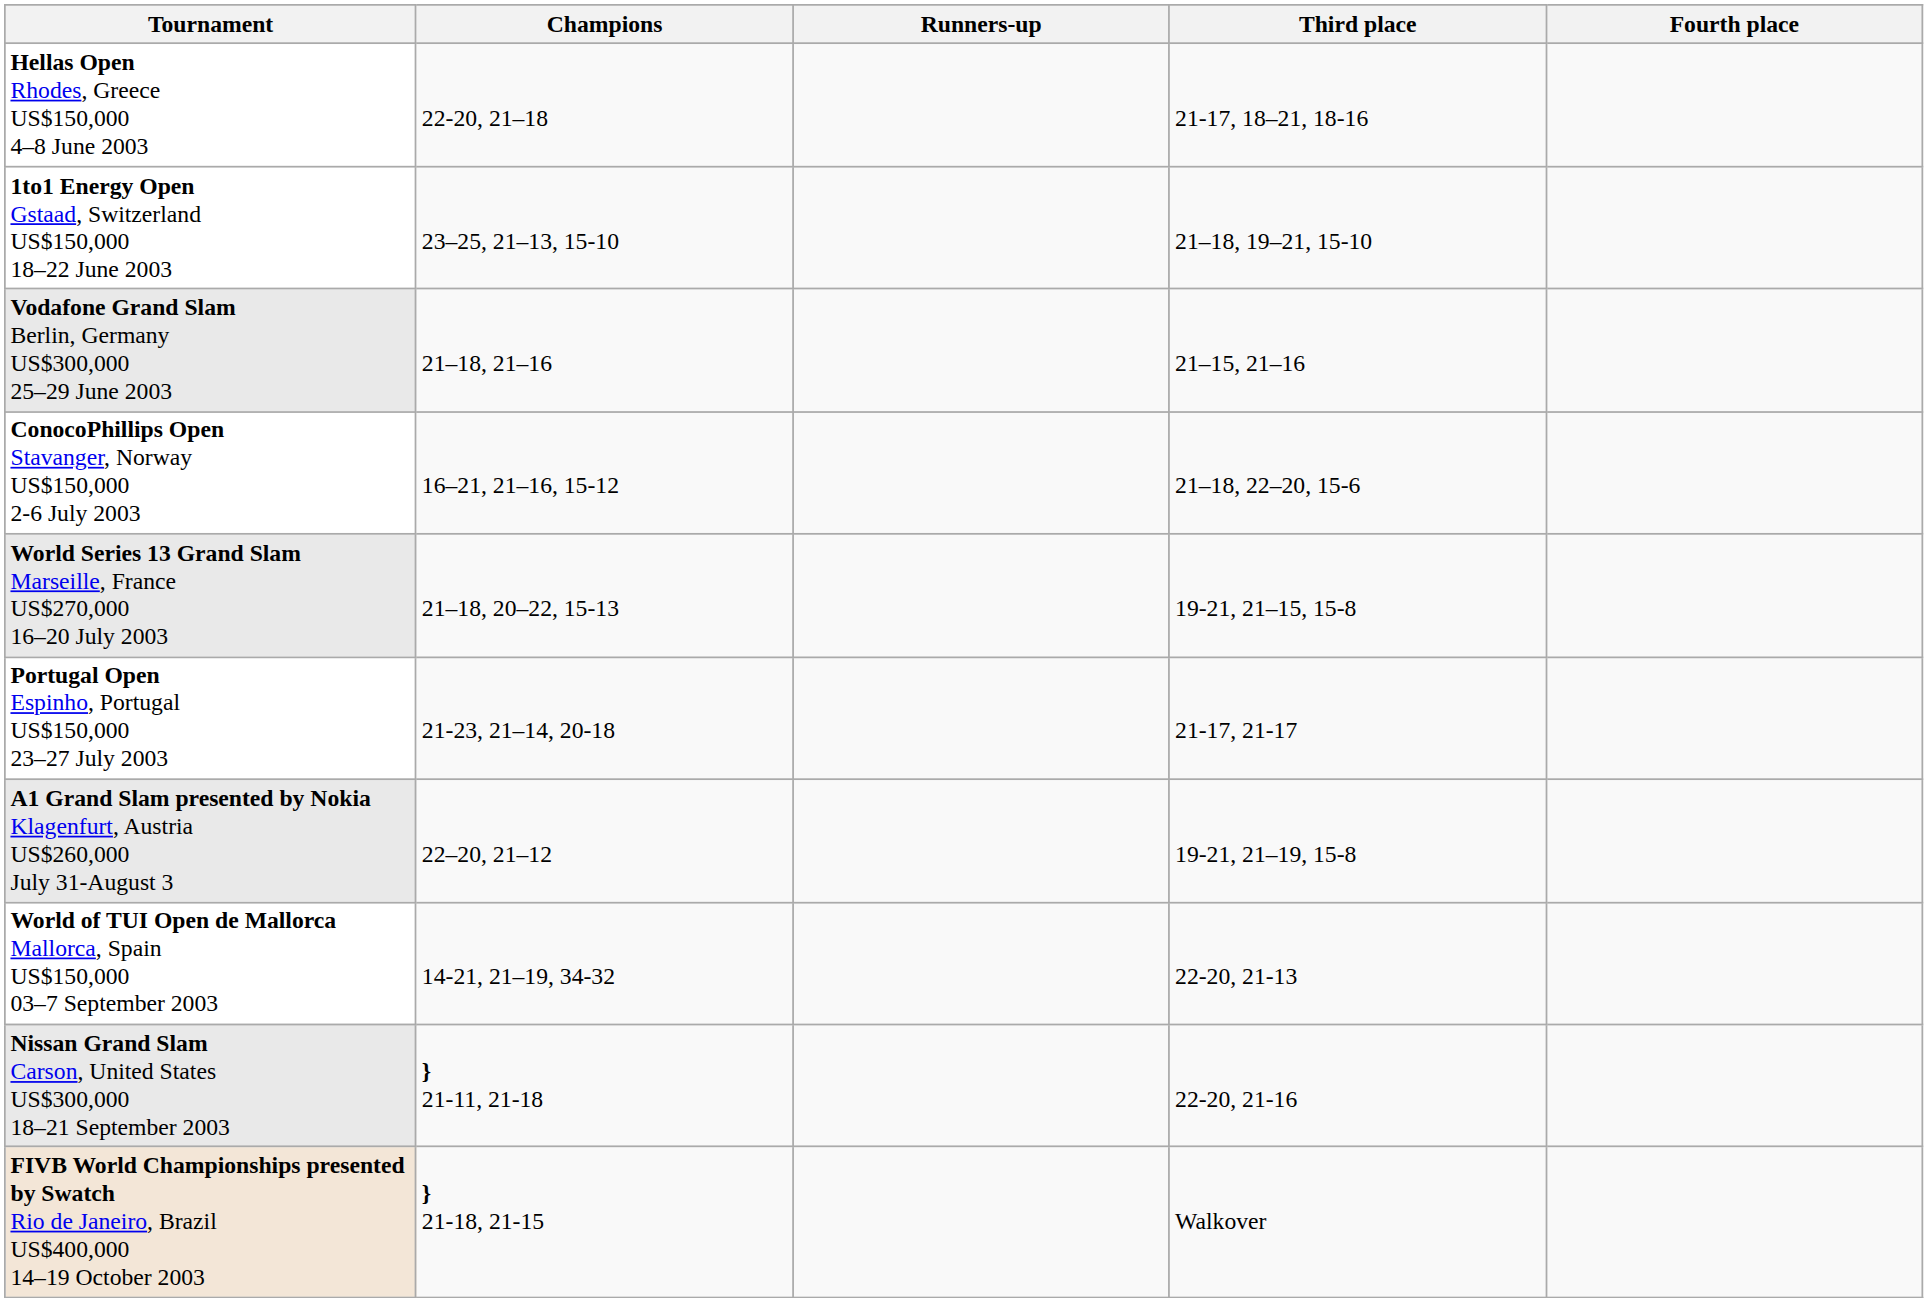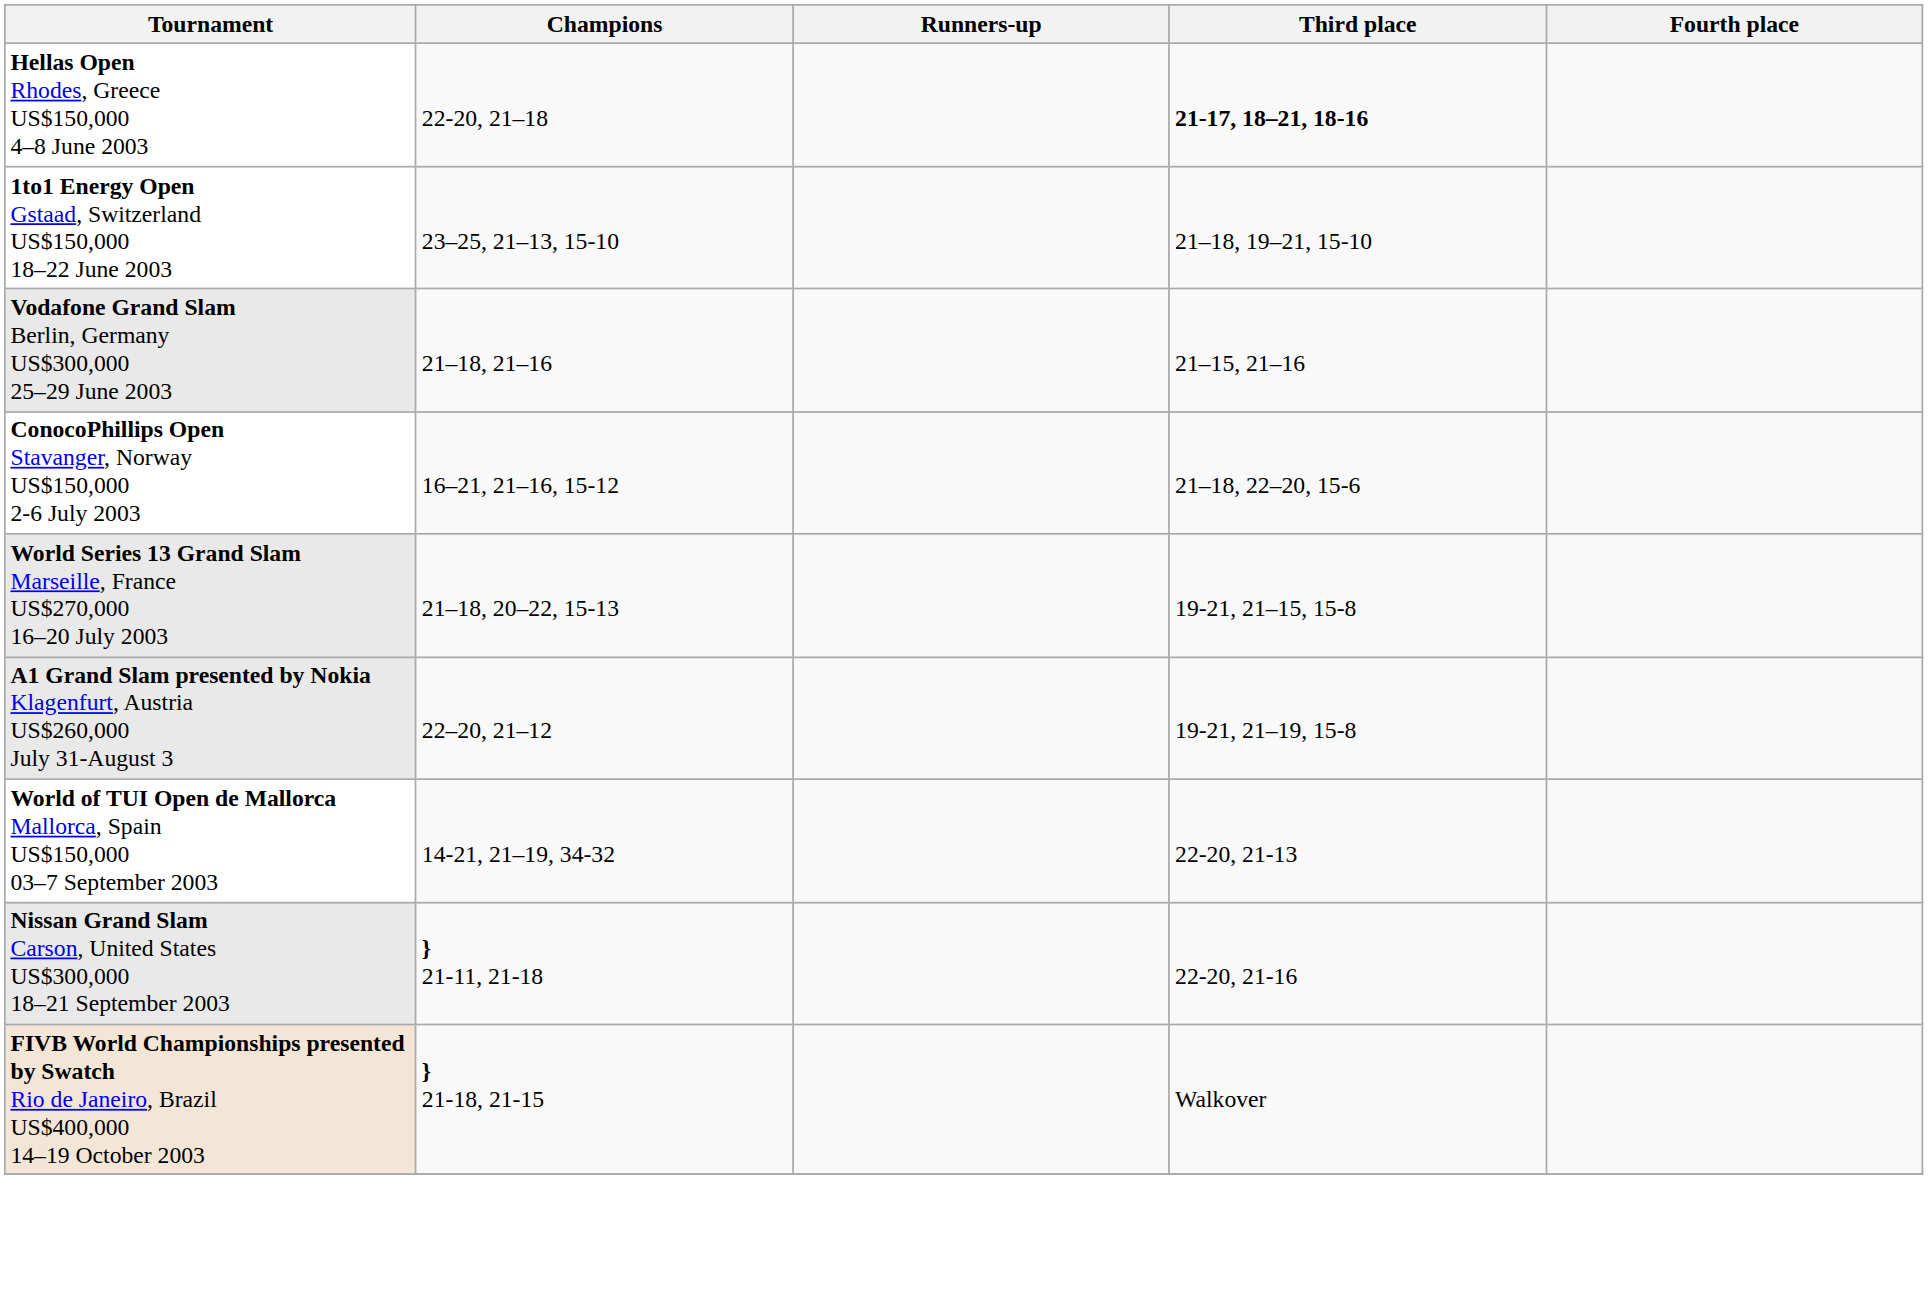(1272, 118) normal -> (1272, 118) bold
- row: (95, 717)
